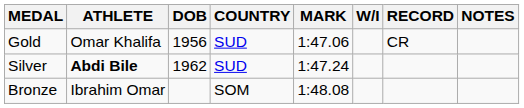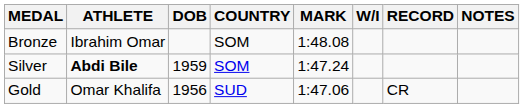rows swapped: (24, 41) <-> (33, 90)
(190, 66) 1962 -> (190, 66) 1959
(230, 66) SUD -> (232, 66) SOM
